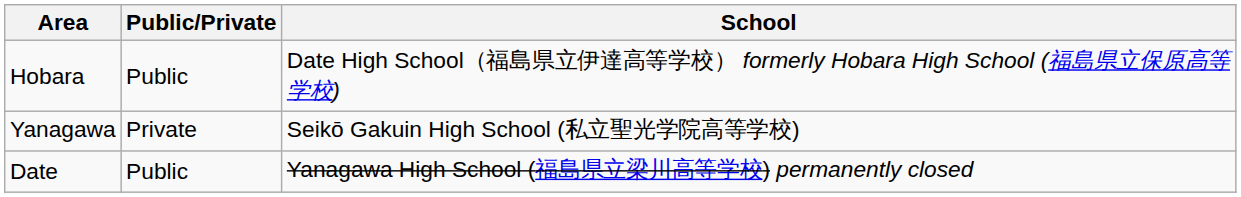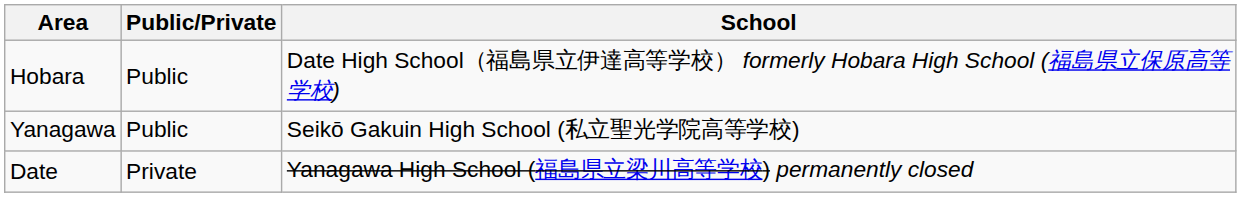(161, 130) Private -> (157, 130) Public
(157, 171) Public -> (161, 171) Private
